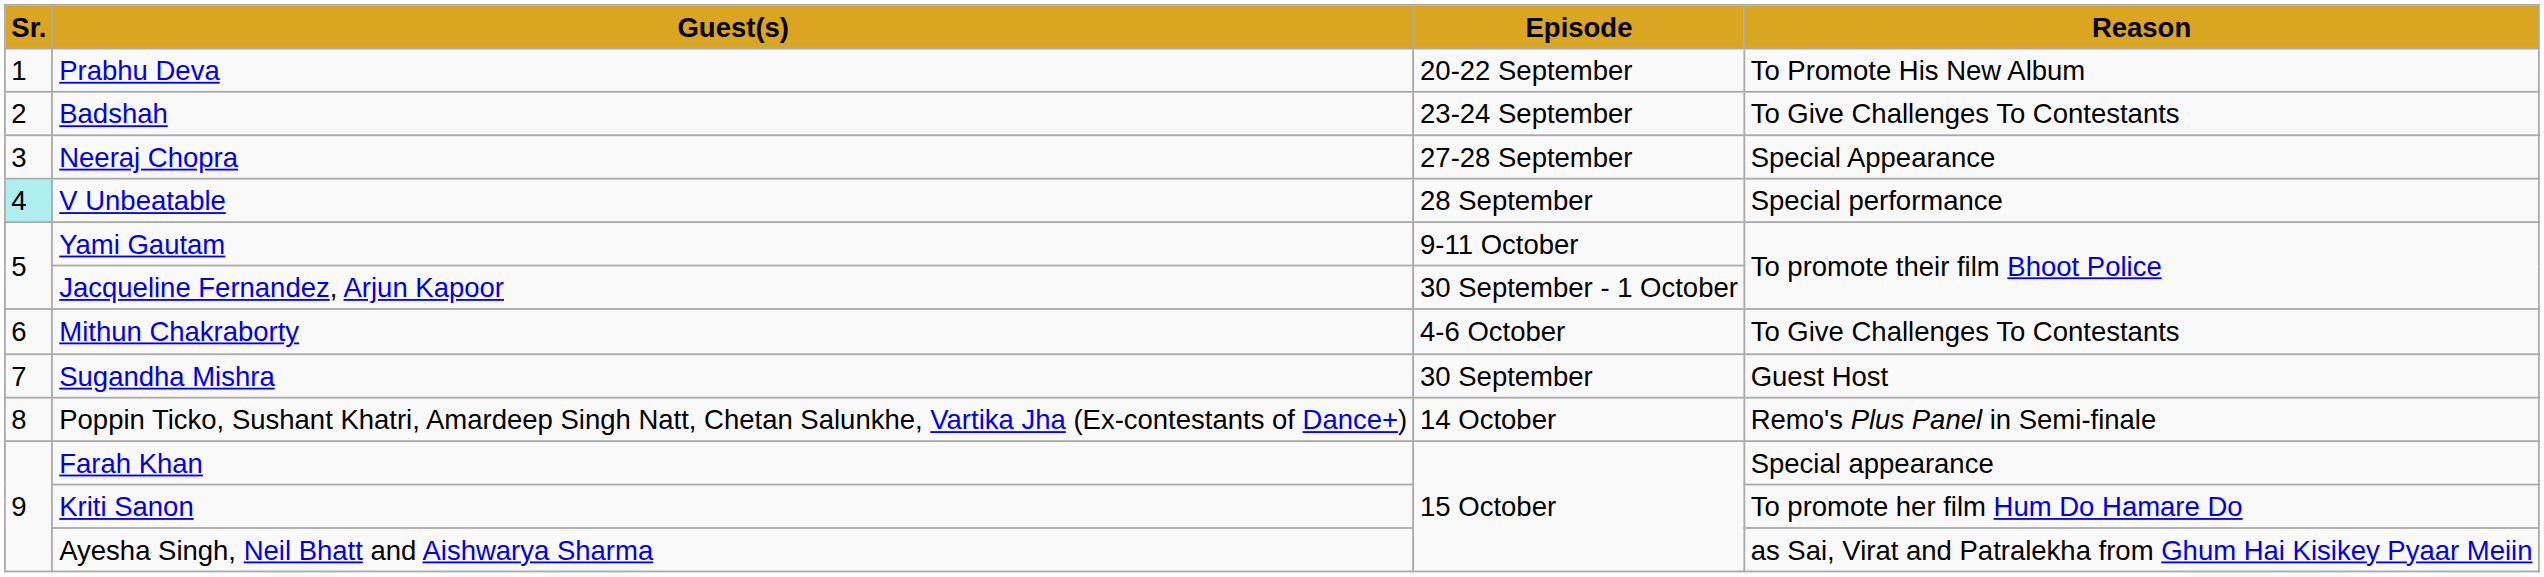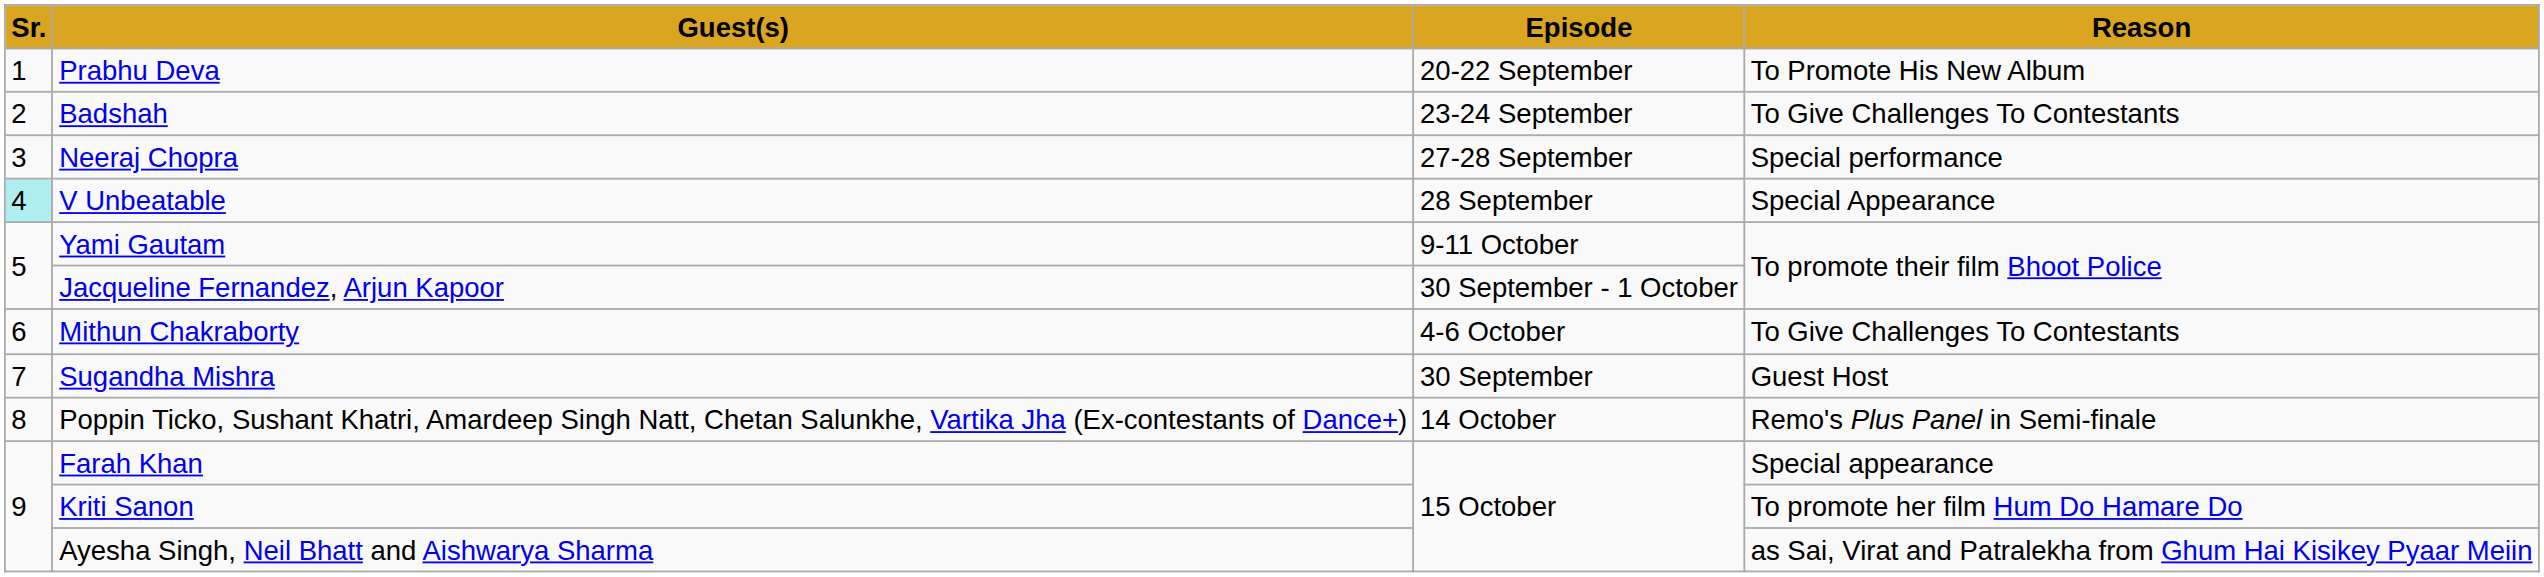(1873, 158) Special Appearance -> (1877, 158) Special performance
(1877, 201) Special performance -> (1873, 201) Special Appearance
